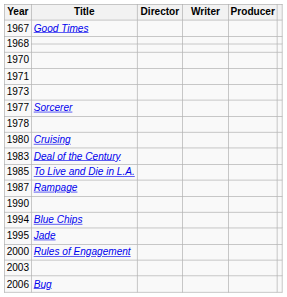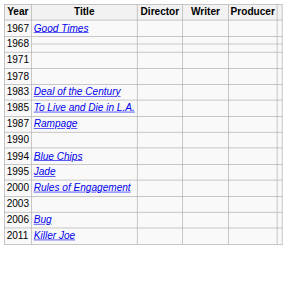- row: (18, 60)
- row: (18, 92)
- row: (18, 108)
- row: (18, 140)
+ row: (17, 236)
